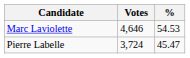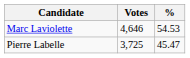(132, 45) 3,724 -> (132, 45) 3,725
